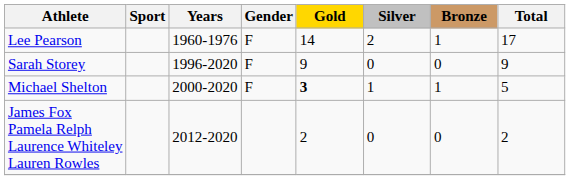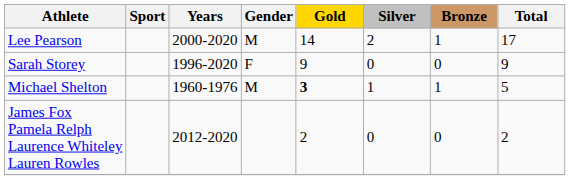(205, 40) 1960-1976 -> (205, 40) 2000-2020
(249, 40) F -> (251, 40) M
(205, 87) 2000-2020 -> (205, 87) 1960-1976
(249, 87) F -> (251, 87) M
